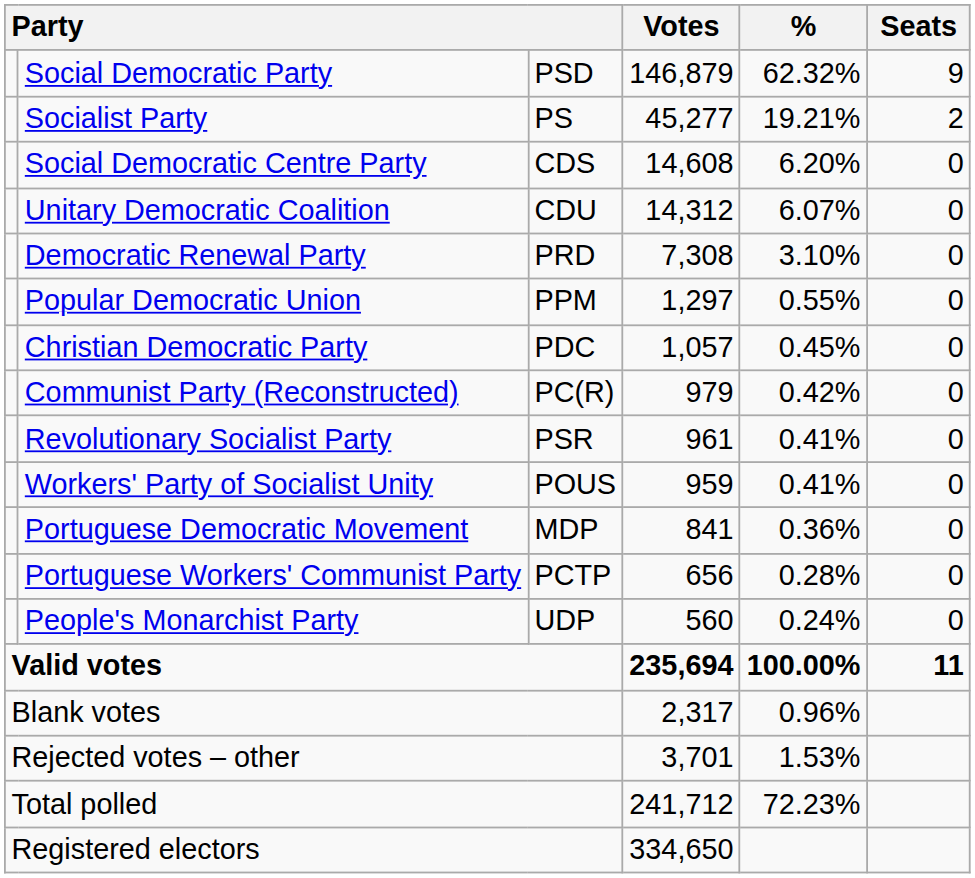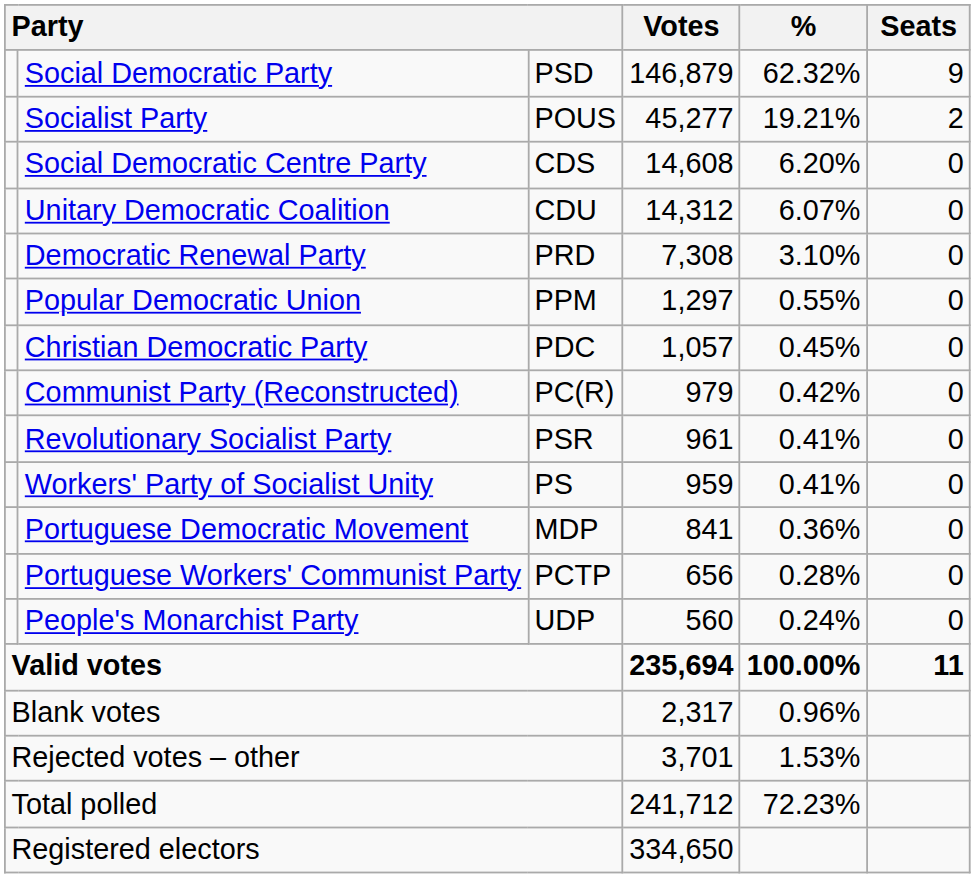(554, 118) PS -> (575, 118) POUS
(575, 484) POUS -> (554, 484) PS
